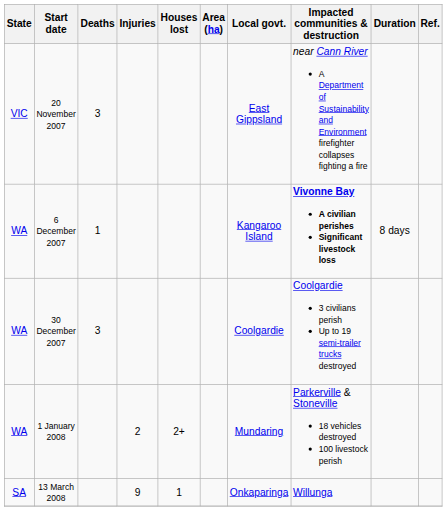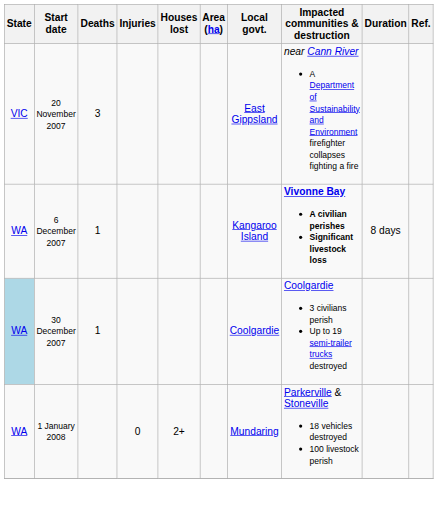(19, 331) no background -> (19, 331) lightblue background
(98, 331) 3 -> (98, 331) 1
(138, 431) 2 -> (138, 431) 0
- row: (56, 493)
